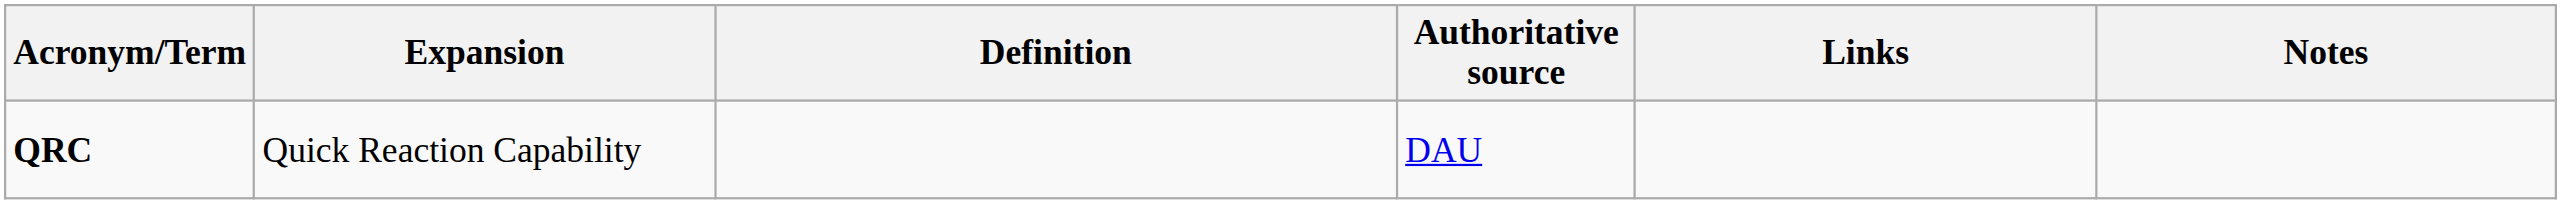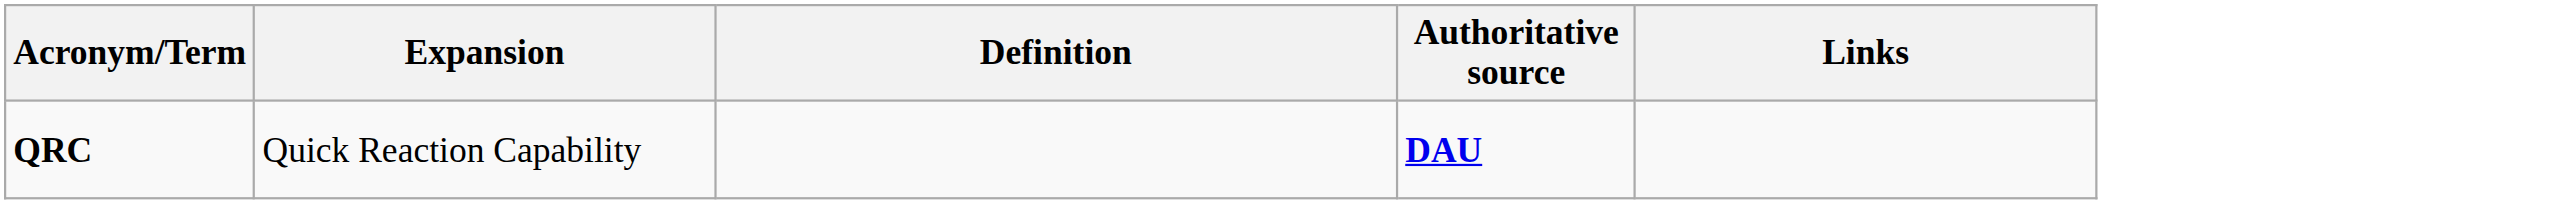- column: (2326, 52)
(1444, 148) normal -> (1444, 148) bold
